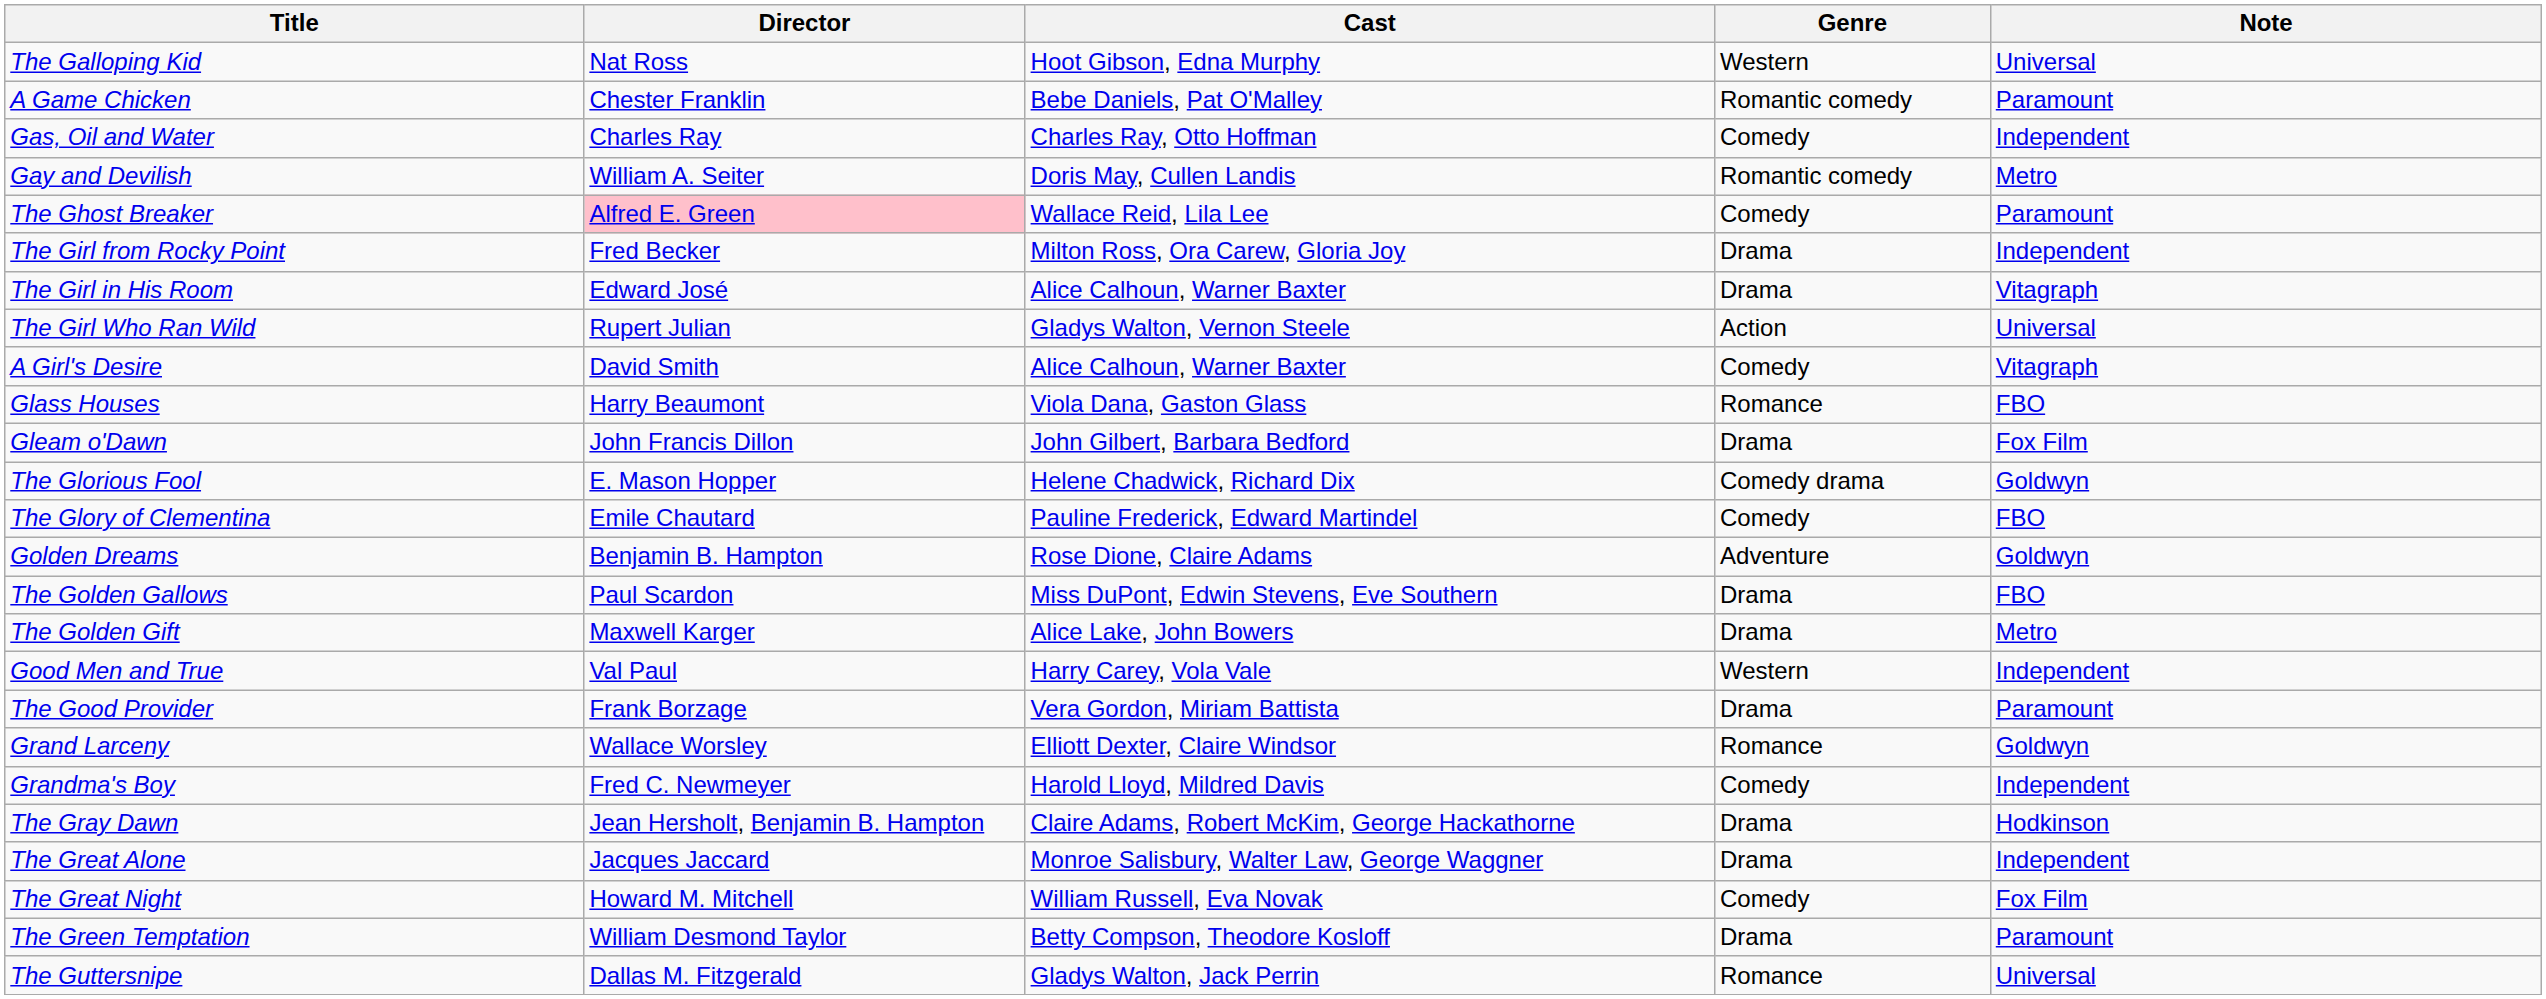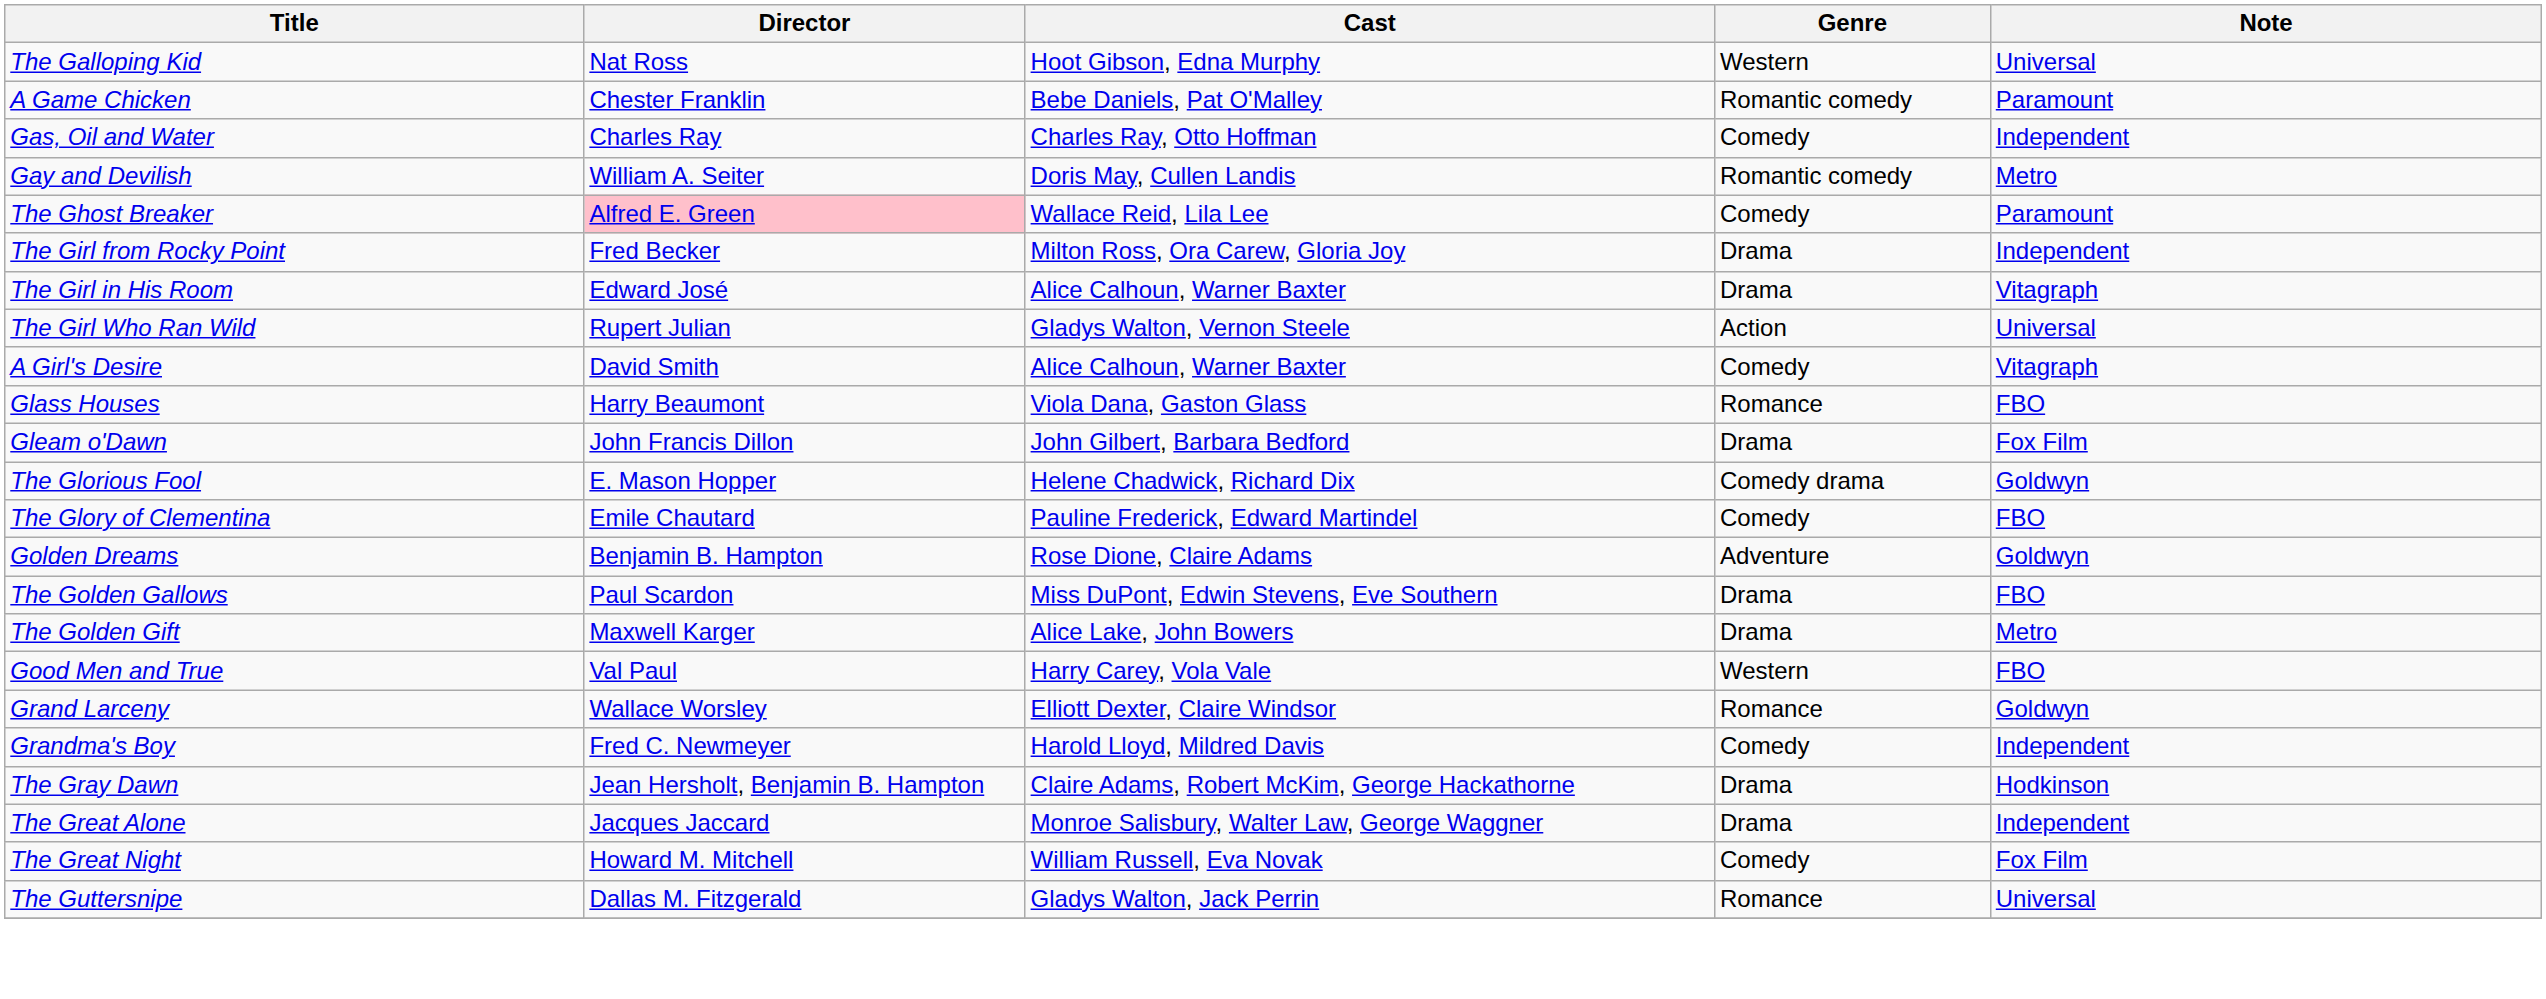(2063, 670) Independent -> (2020, 670) FBO
- row: (112, 708)
- row: (130, 937)
